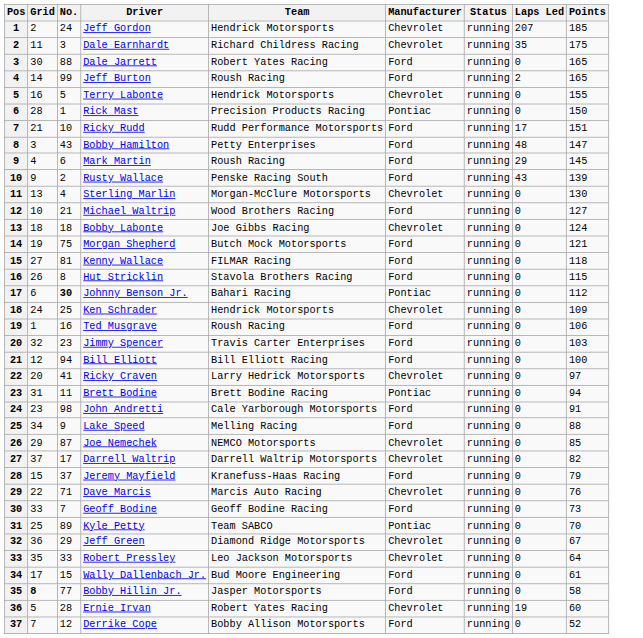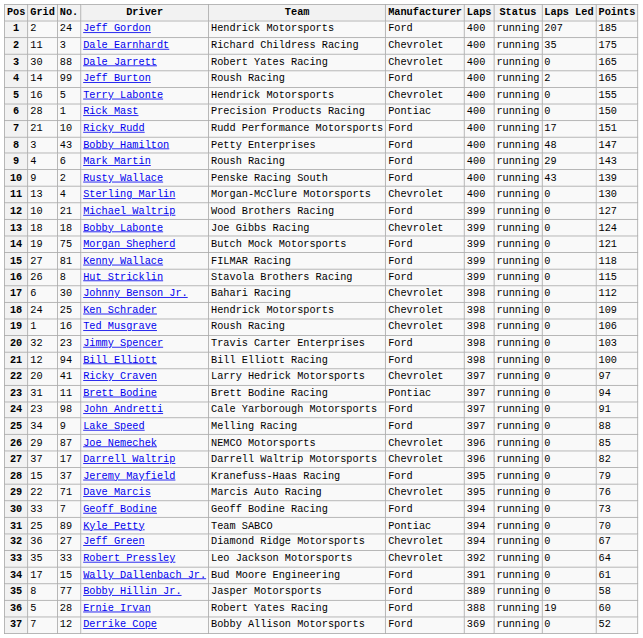+ column: (479, 13)
(416, 30) Chevrolet -> (400, 30) Ford
(400, 63) Ford -> (416, 63) Chevrolet
(578, 162) 145 -> (608, 162) 143
(66, 294) bold -> (66, 294) normal
(410, 294) Pontiac -> (416, 294) Chevrolet
(400, 327) Ford -> (416, 327) Chevrolet
(66, 543) 29 -> (66, 543) 27
(33, 592) bold -> (33, 592) normal
(416, 609) Chevrolet -> (400, 609) Ford
